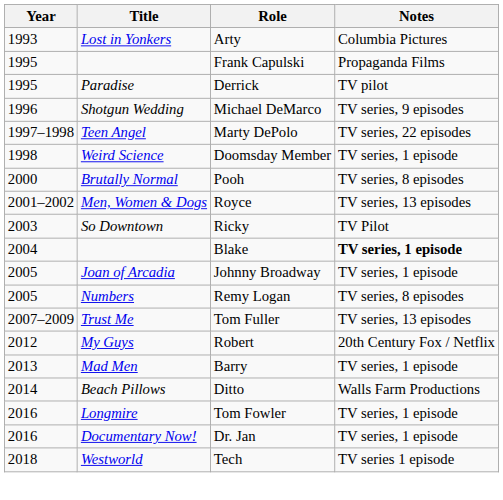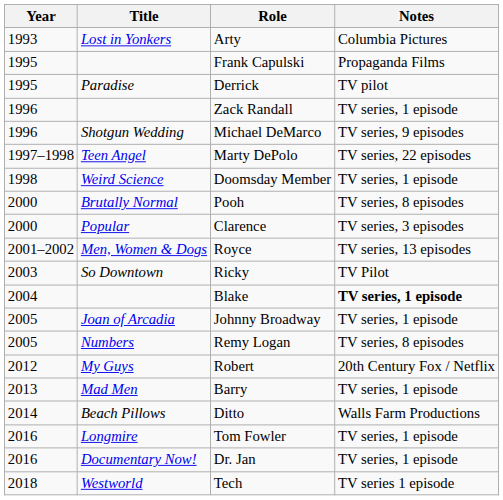+ row: (253, 109)
+ row: (240, 226)
- row: (247, 319)
